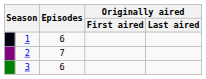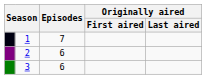(62, 39) 6 -> (62, 39) 7
(62, 53) 7 -> (62, 53) 6
